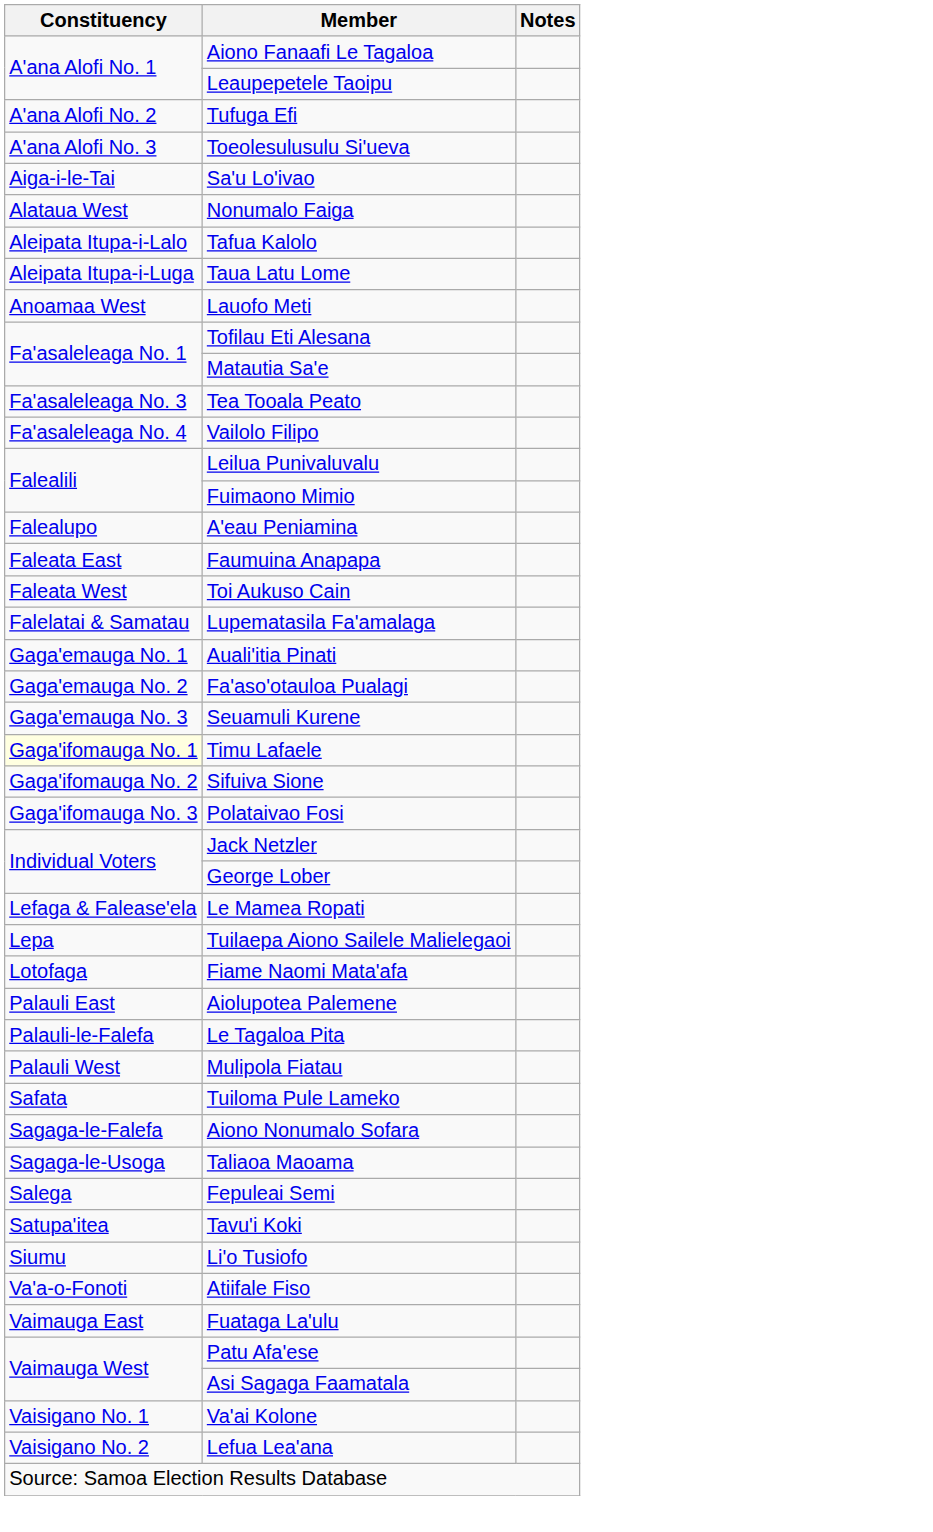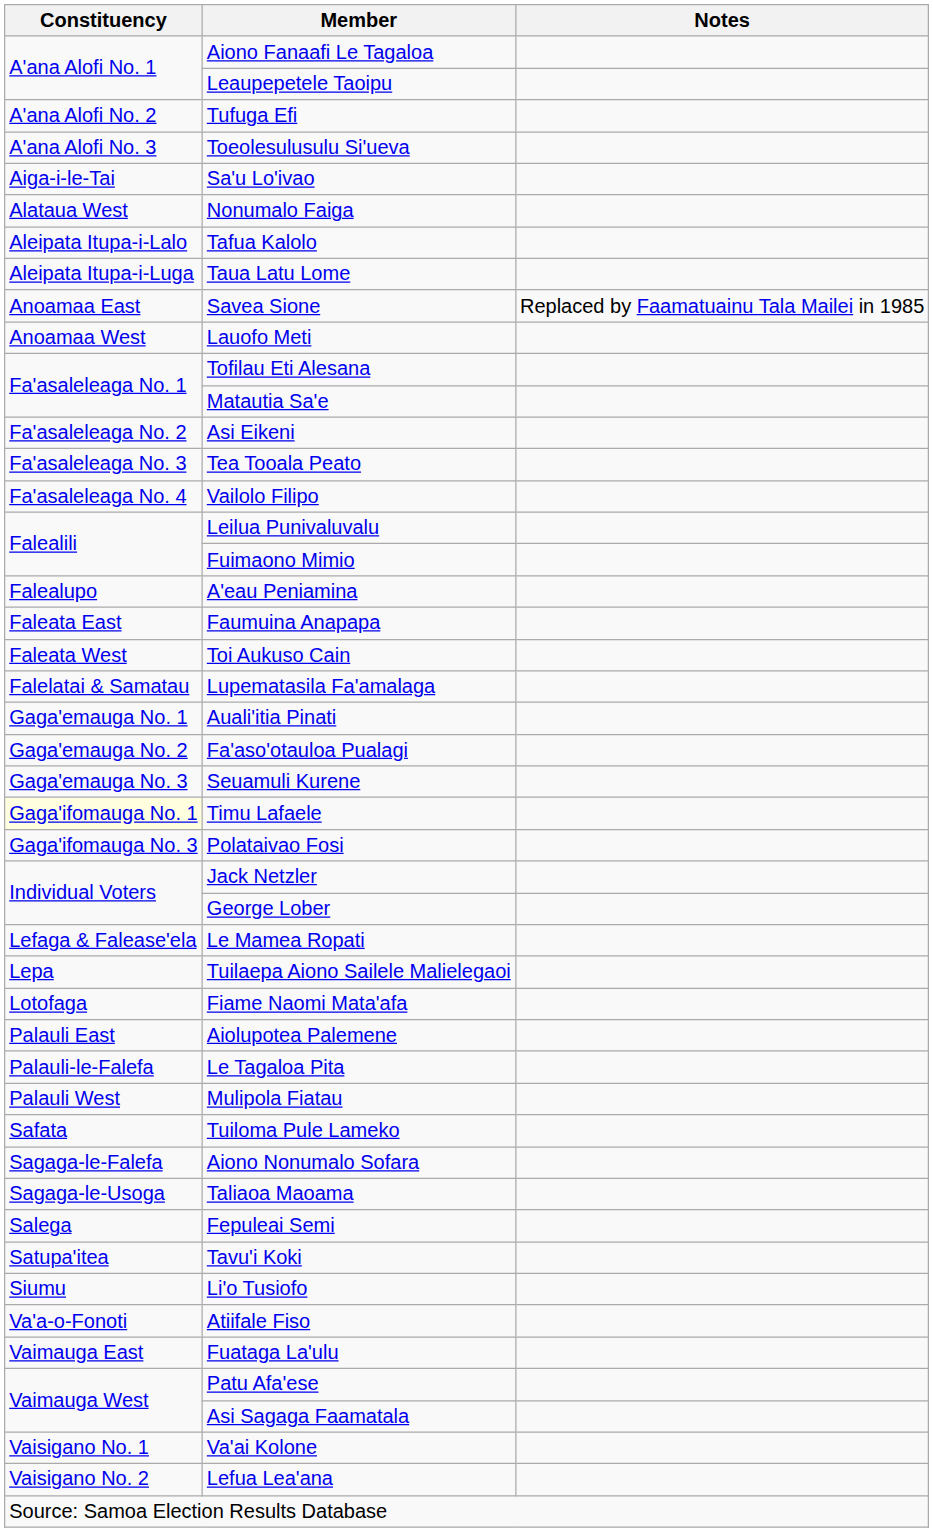+ row: (264, 305)
+ row: (251, 432)
- row: (265, 781)
